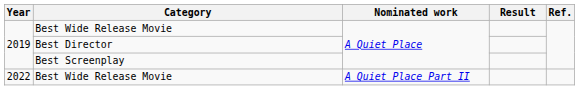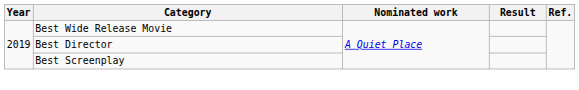- row: (19, 77)
